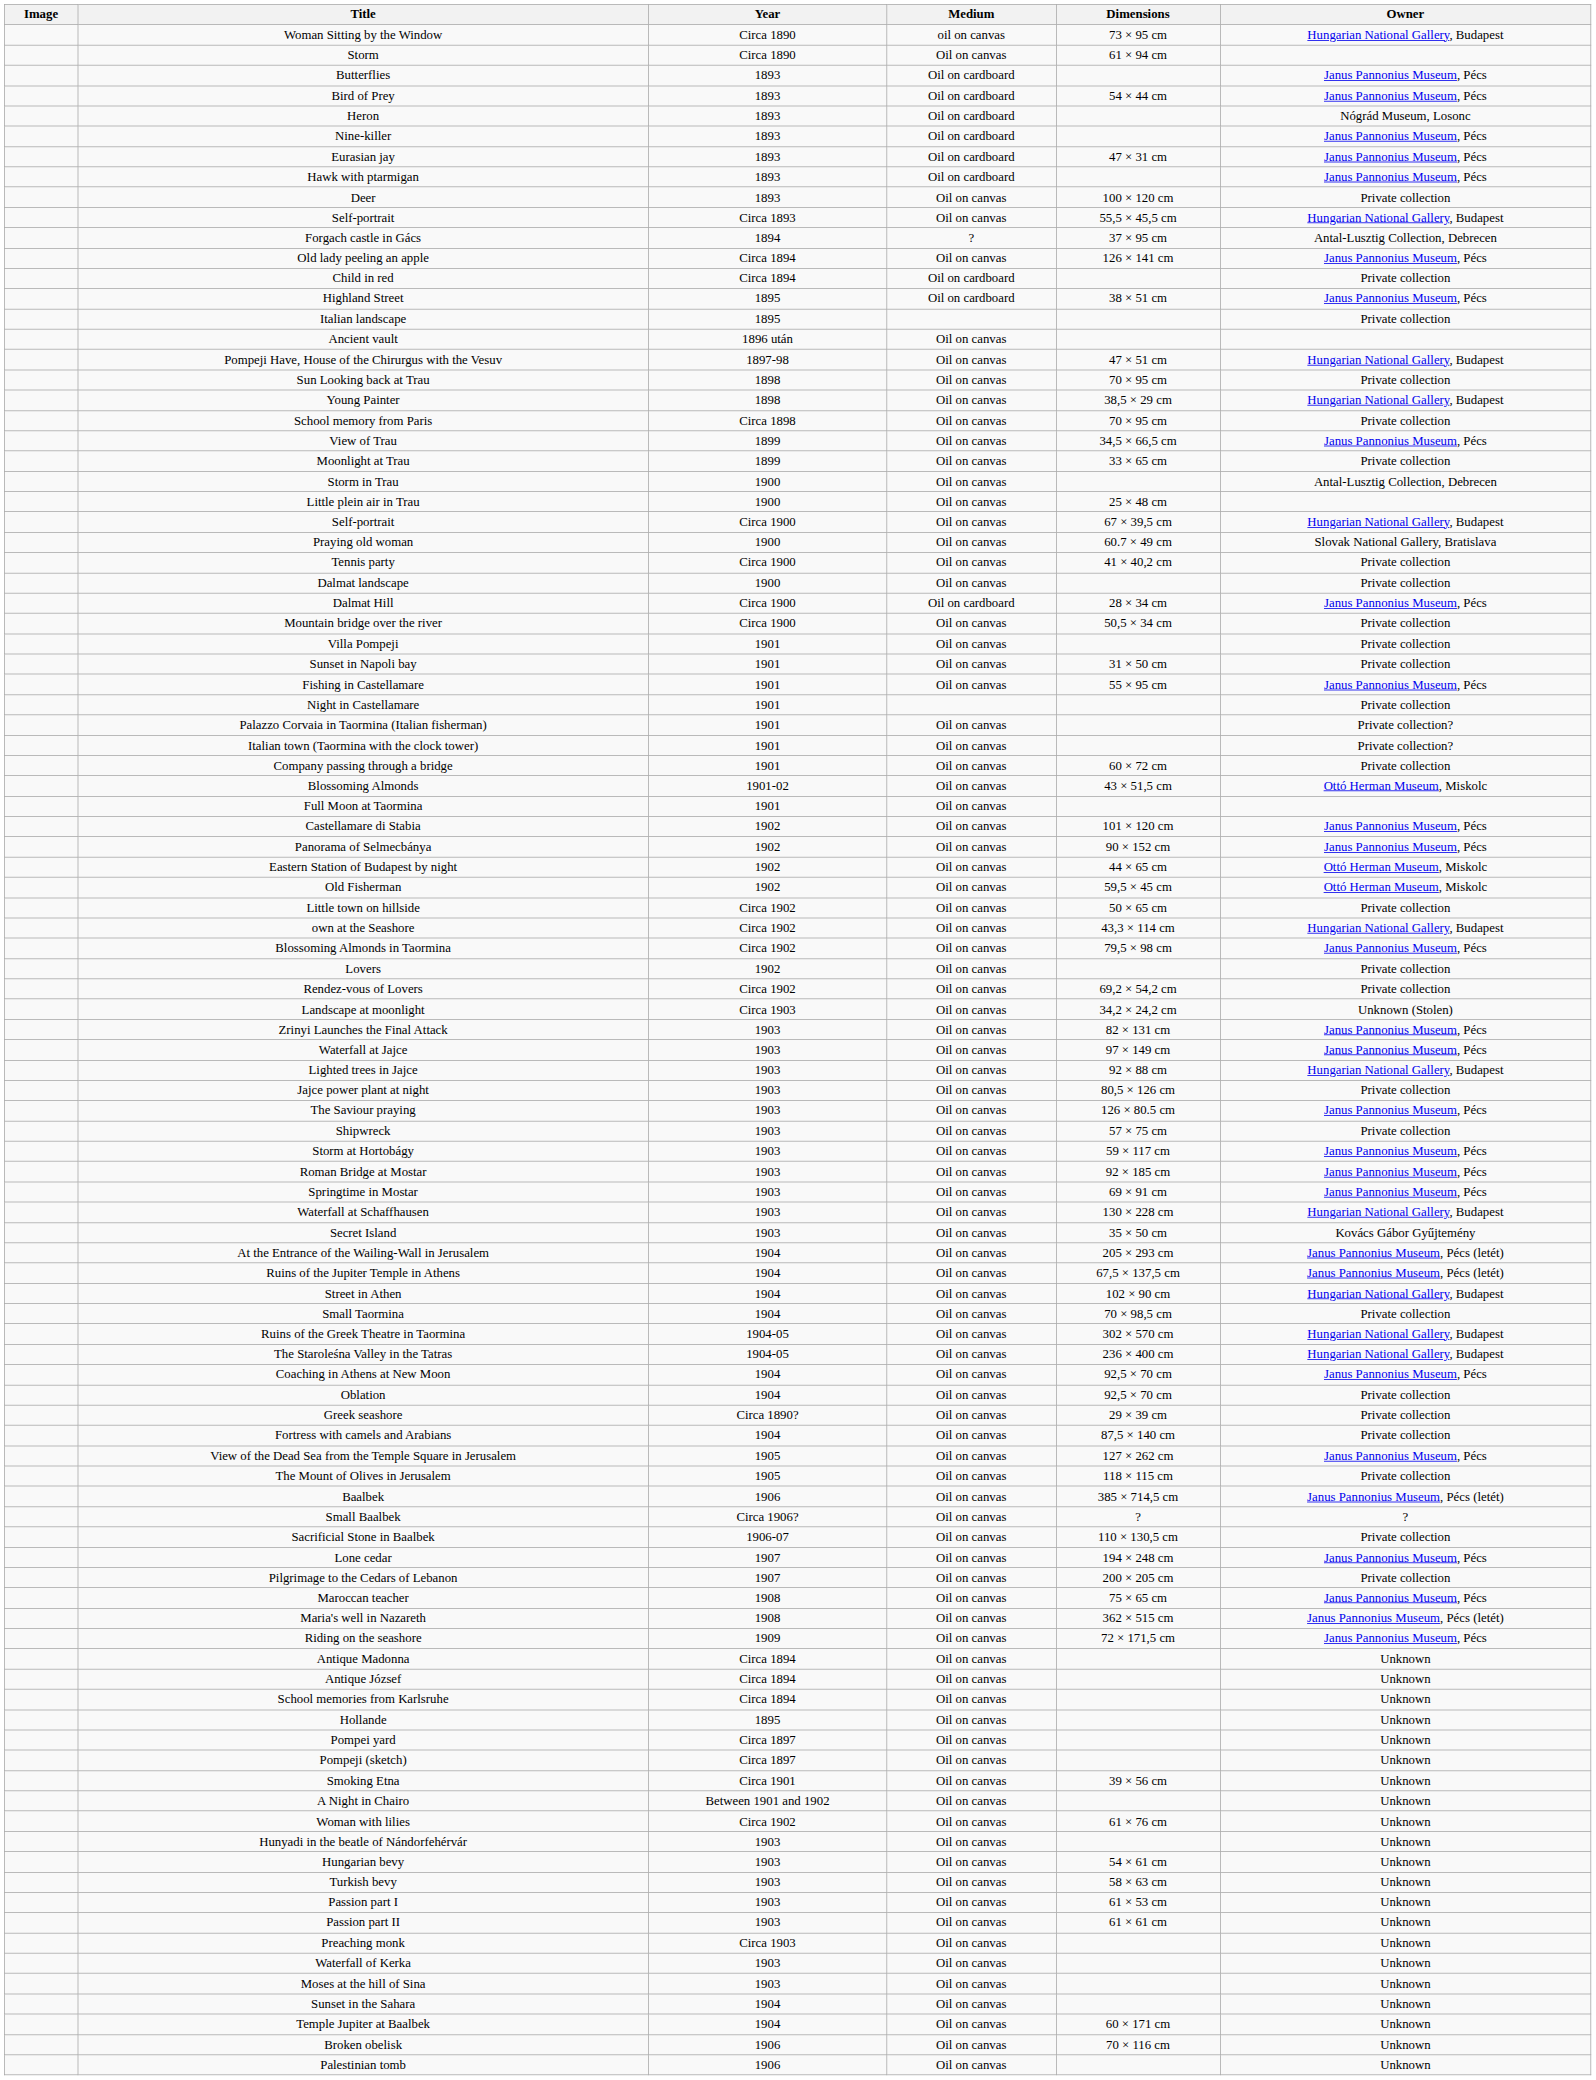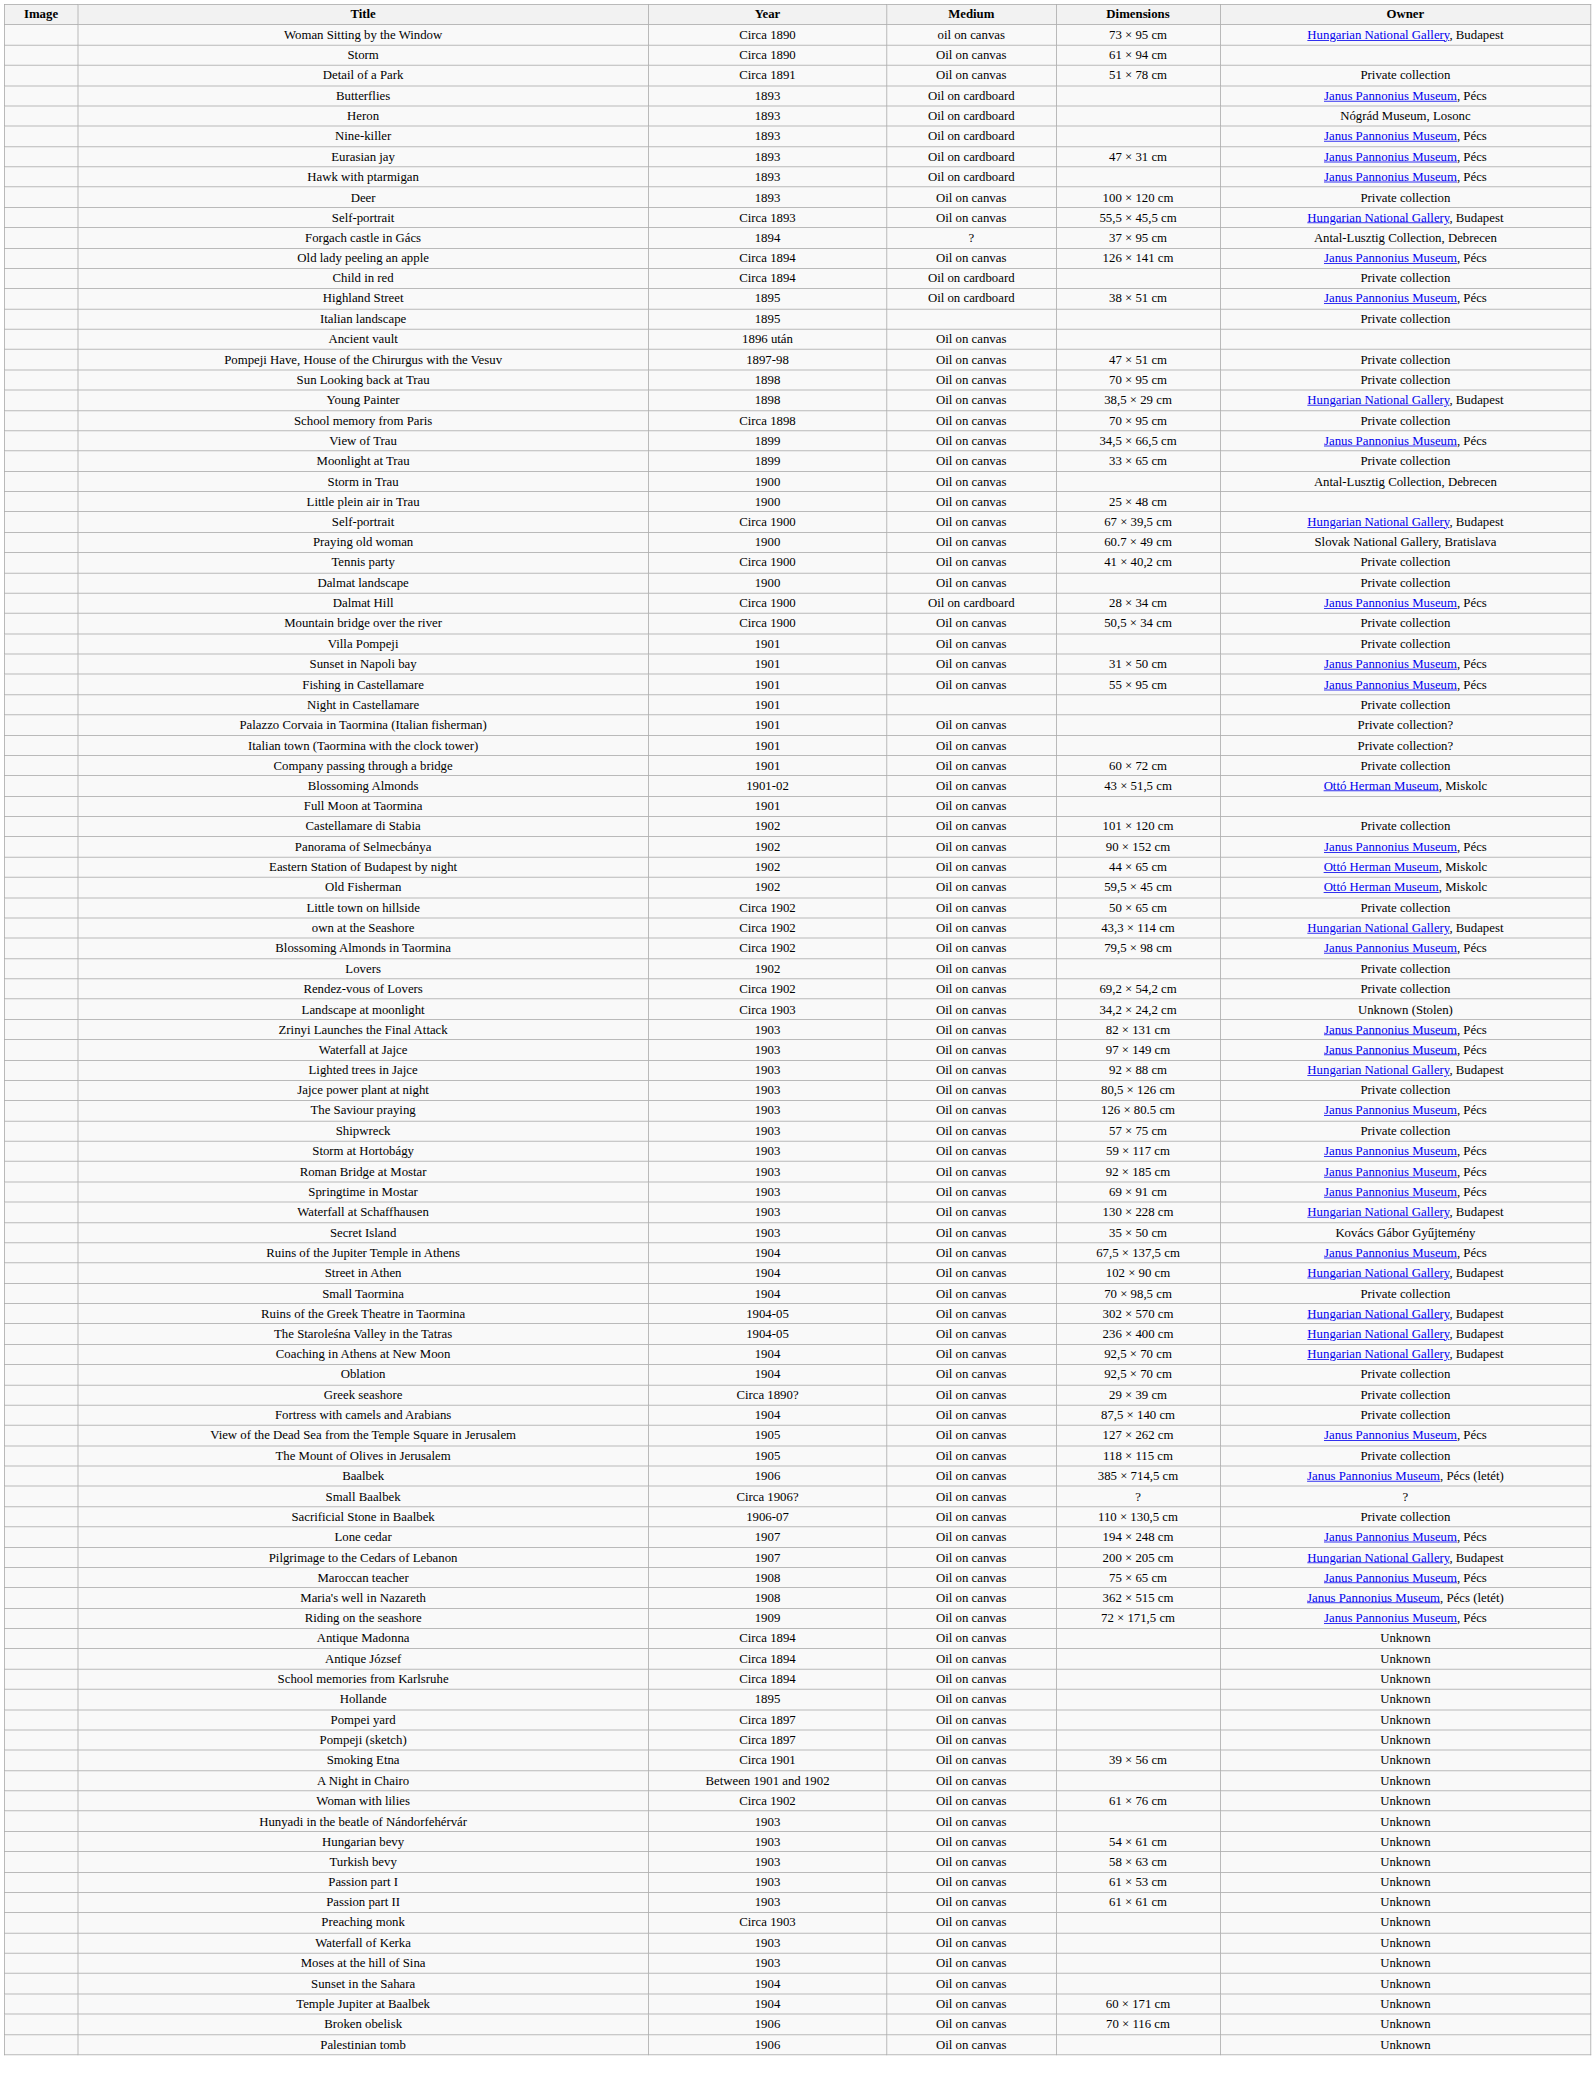+ row: (363, 75)
- row: (363, 95)
(1405, 359) Hungarian National Gallery, Budapest -> (1405, 359) Private collection
(1405, 664) Private collection -> (1405, 664) Janus Pannonius Museum, Pécs
(1405, 826) Janus Pannonius Museum, Pécs -> (1405, 826) Private collection
- row: (363, 1252)
(1405, 1273) Janus Pannonius Museum, Pécs (letét) -> (1405, 1252) Janus Pannonius Museum, Pécs
(1405, 1374) Janus Pannonius Museum, Pécs -> (1405, 1354) Hungarian National Gallery, Budapest
(1405, 1577) Private collection -> (1405, 1557) Hungarian National Gallery, Budapest
